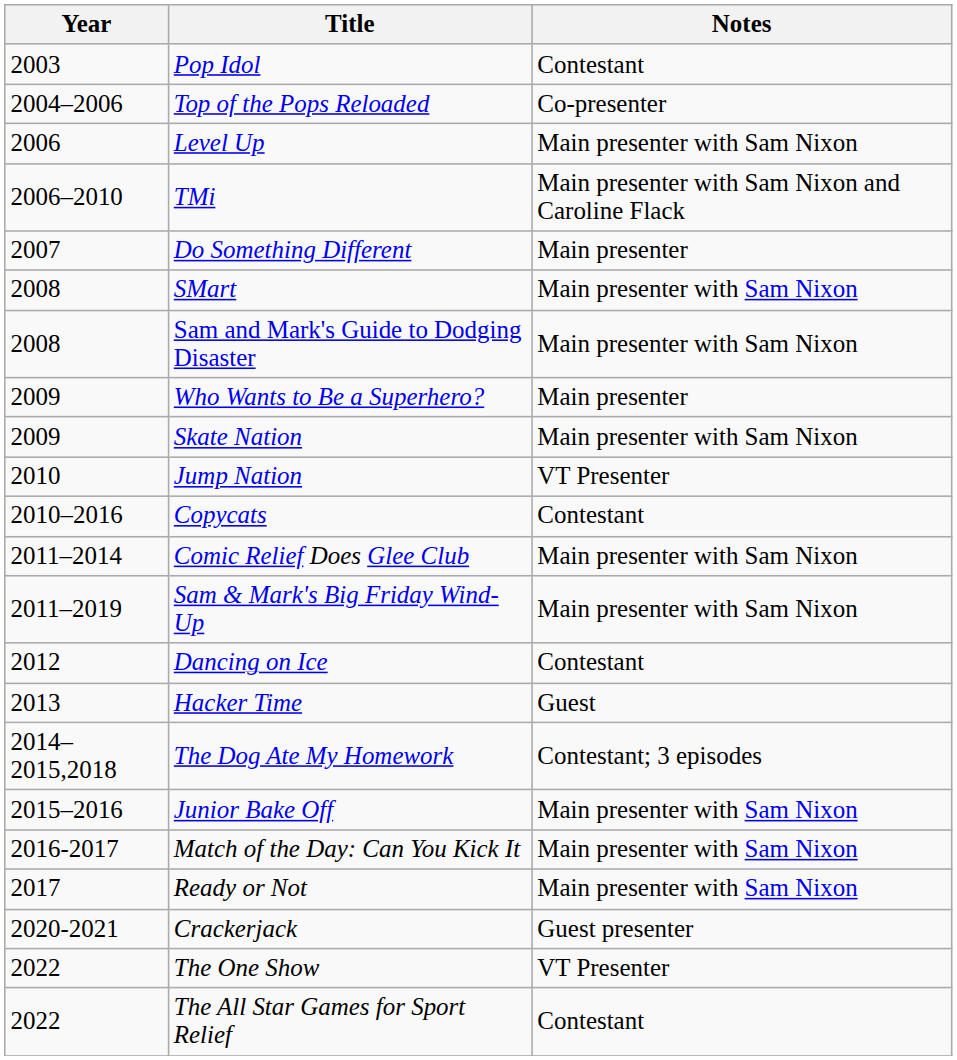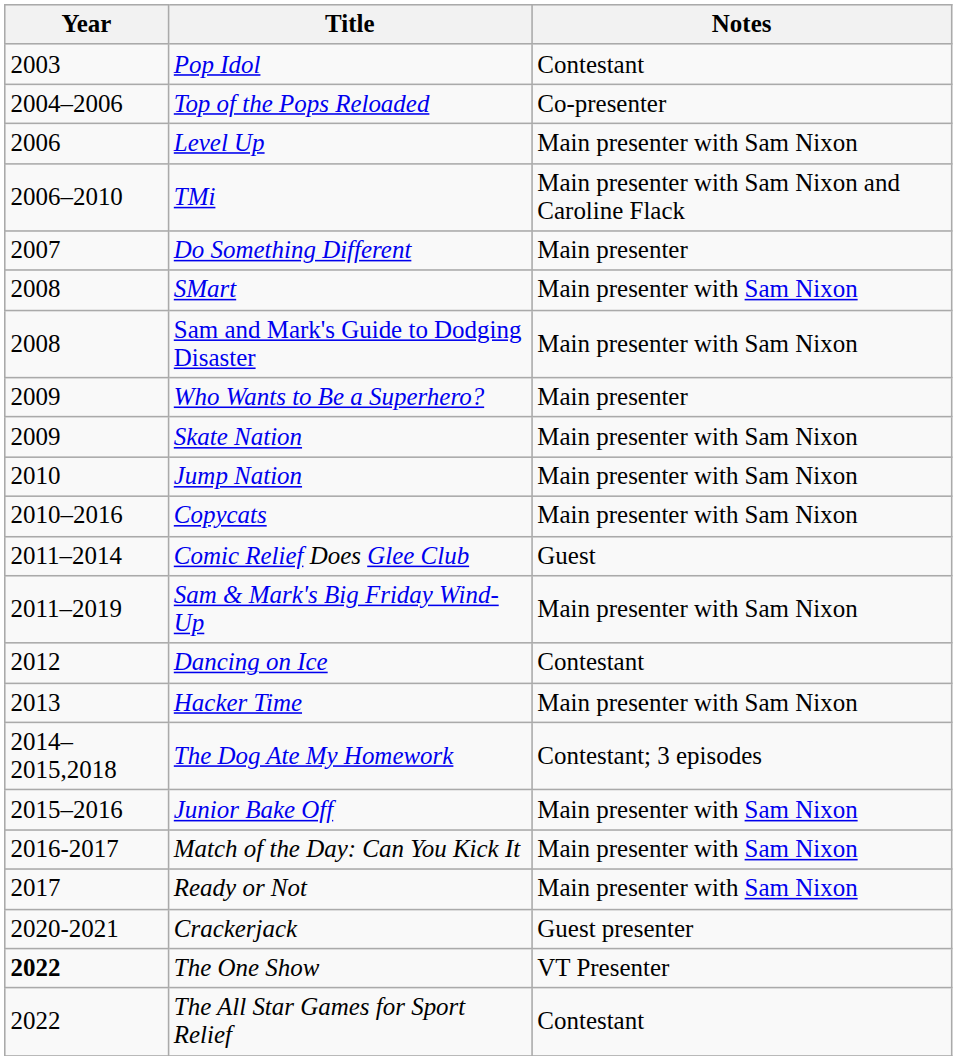(603, 476) VT Presenter -> (697, 476) Main presenter with Sam Nixon
(591, 515) Contestant -> (697, 515) Main presenter with Sam Nixon
(697, 555) Main presenter with Sam Nixon -> (566, 555) Guest
(566, 702) Guest -> (697, 702) Main presenter with Sam Nixon
(35, 967) normal -> (35, 967) bold
